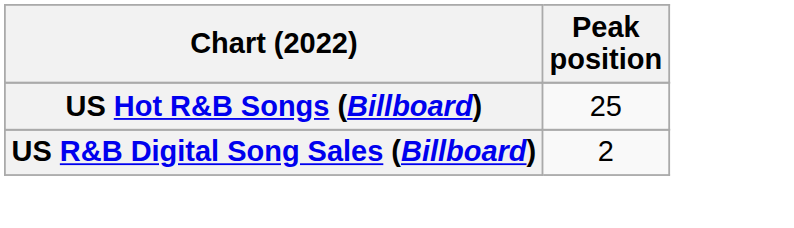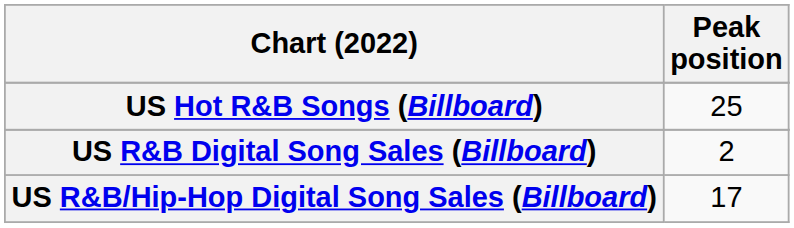+ row: (334, 197)
